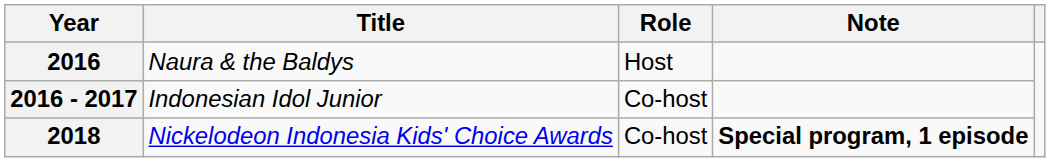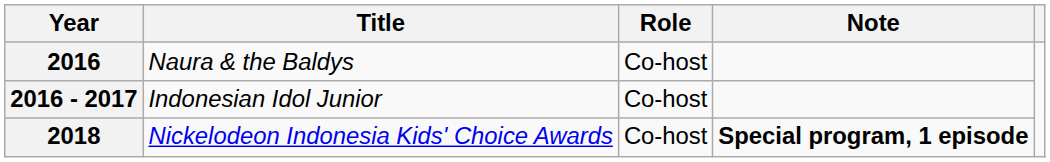(648, 61) Host -> (666, 61) Co-host
